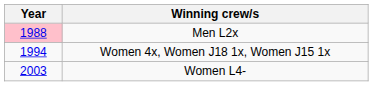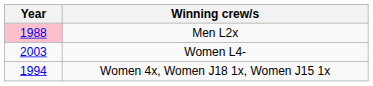rows swapped: (215, 52) <-> (215, 71)
